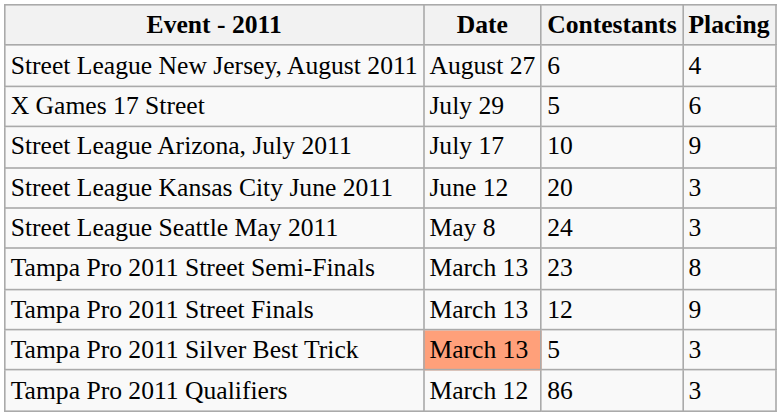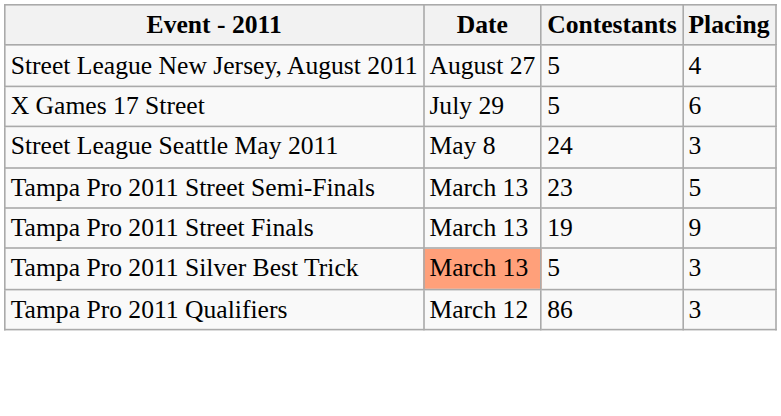(554, 65) 6 -> (554, 65) 5
- row: (181, 146)
- row: (202, 187)
(695, 268) 8 -> (695, 187) 5
(560, 308) 12 -> (560, 227) 19
